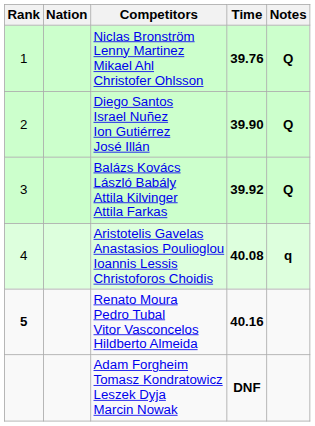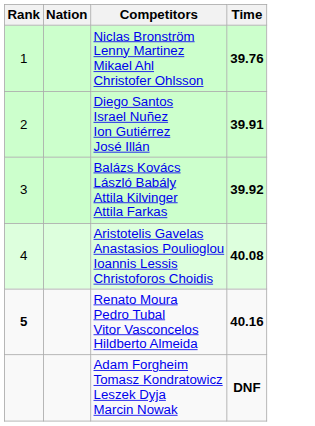- column: (288, 15)
(247, 124) 39.90 -> (247, 124) 39.91
